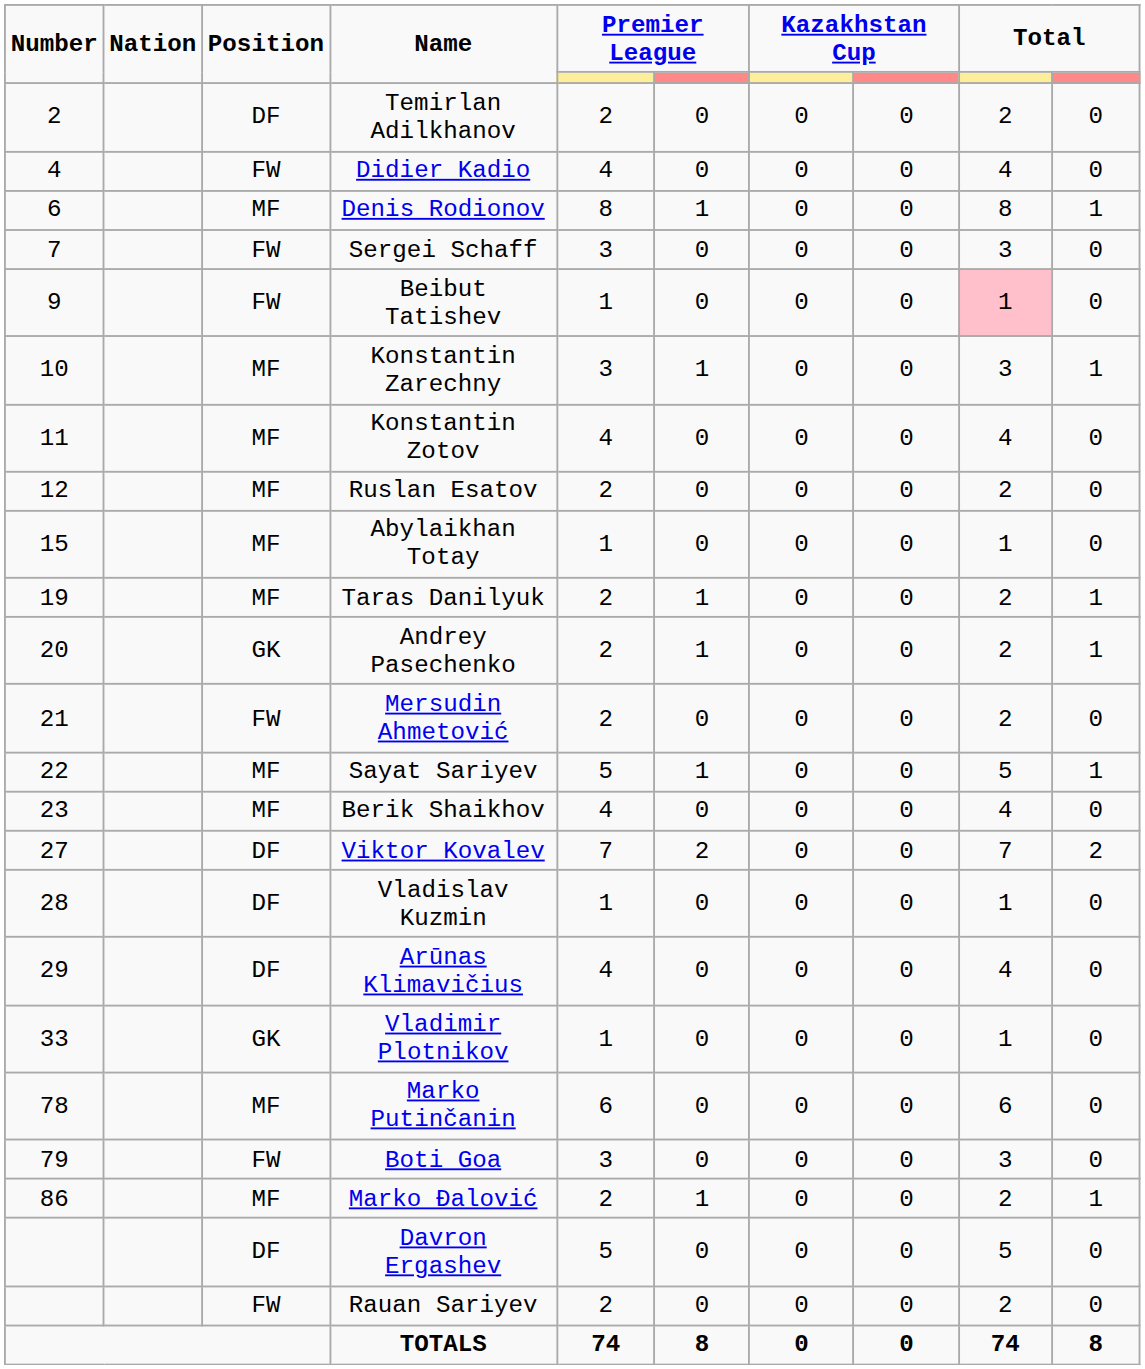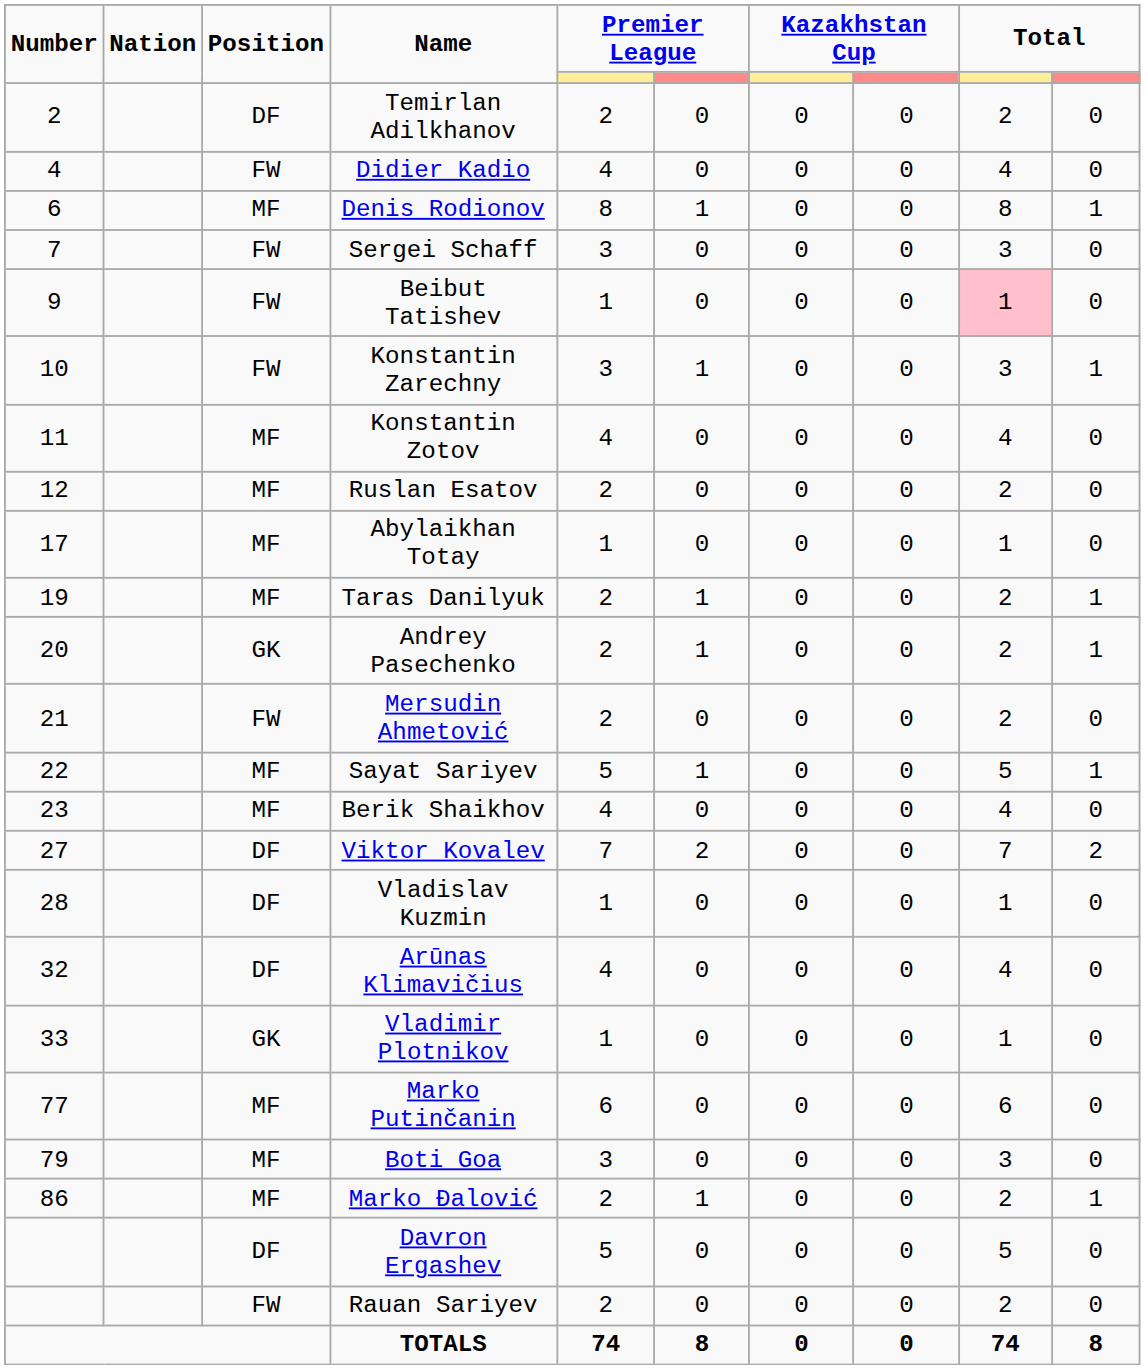(266, 370) MF -> (266, 370) FW
(54, 544) 15 -> (54, 544) 17
(54, 971) 29 -> (54, 971) 32
(54, 1106) 78 -> (54, 1106) 77
(266, 1159) FW -> (266, 1159) MF
